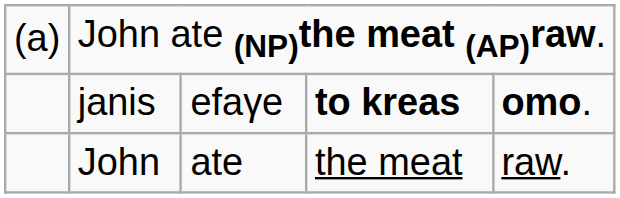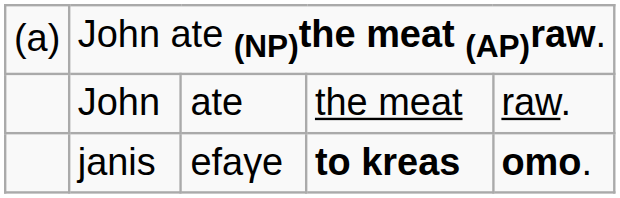rows swapped: (117, 102) <-> (119, 162)
